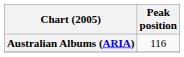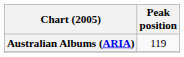(158, 43) 116 -> (158, 43) 119
